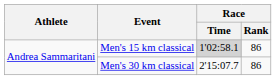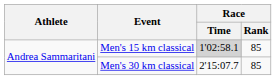(256, 48) 86 -> (256, 48) 85
(256, 66) 86 -> (256, 66) 85
